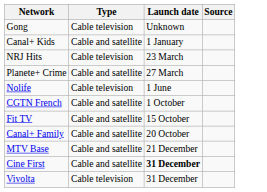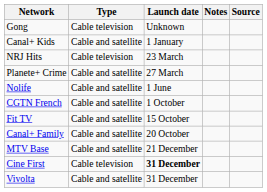+ column: (216, 12)
(102, 88) Cable television -> (106, 88) Cable and satellite
(106, 164) Cable and satellite -> (102, 164) Cable television
(102, 179) Cable television -> (106, 179) Cable and satellite
